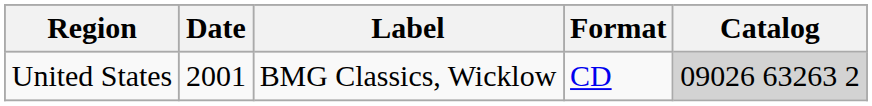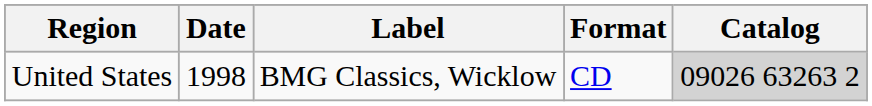(216, 75) 2001 -> (216, 75) 1998
